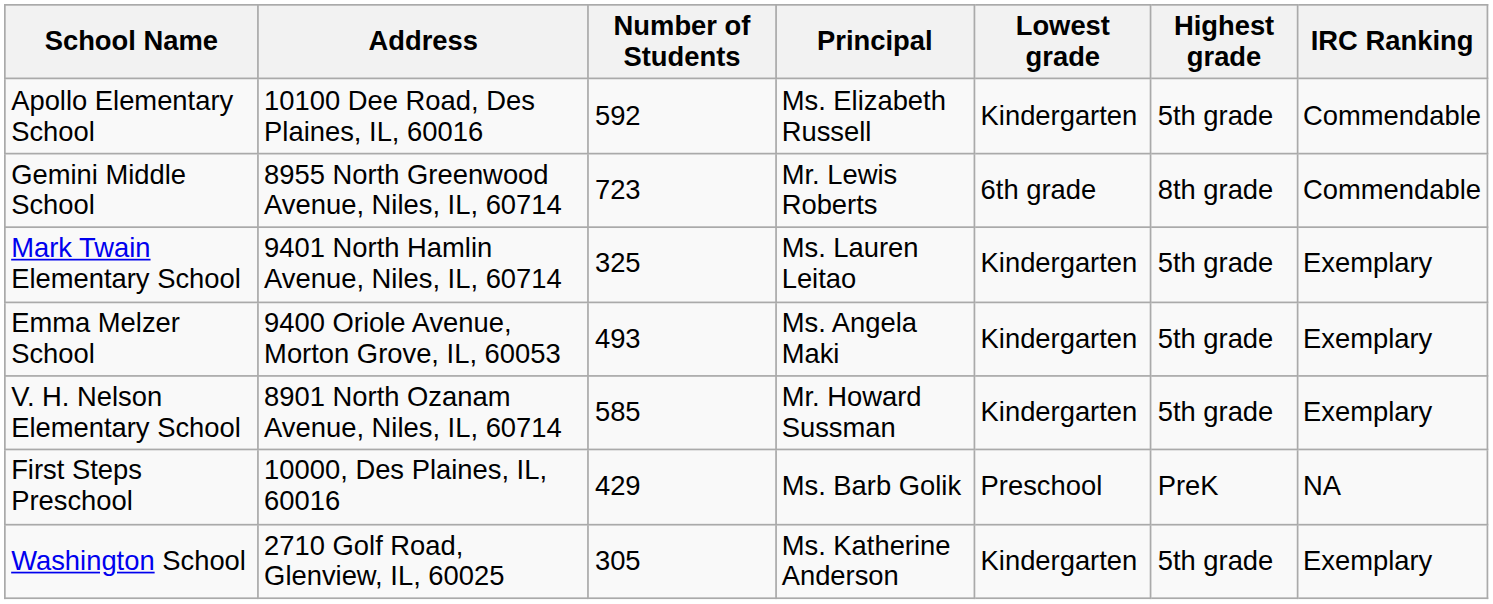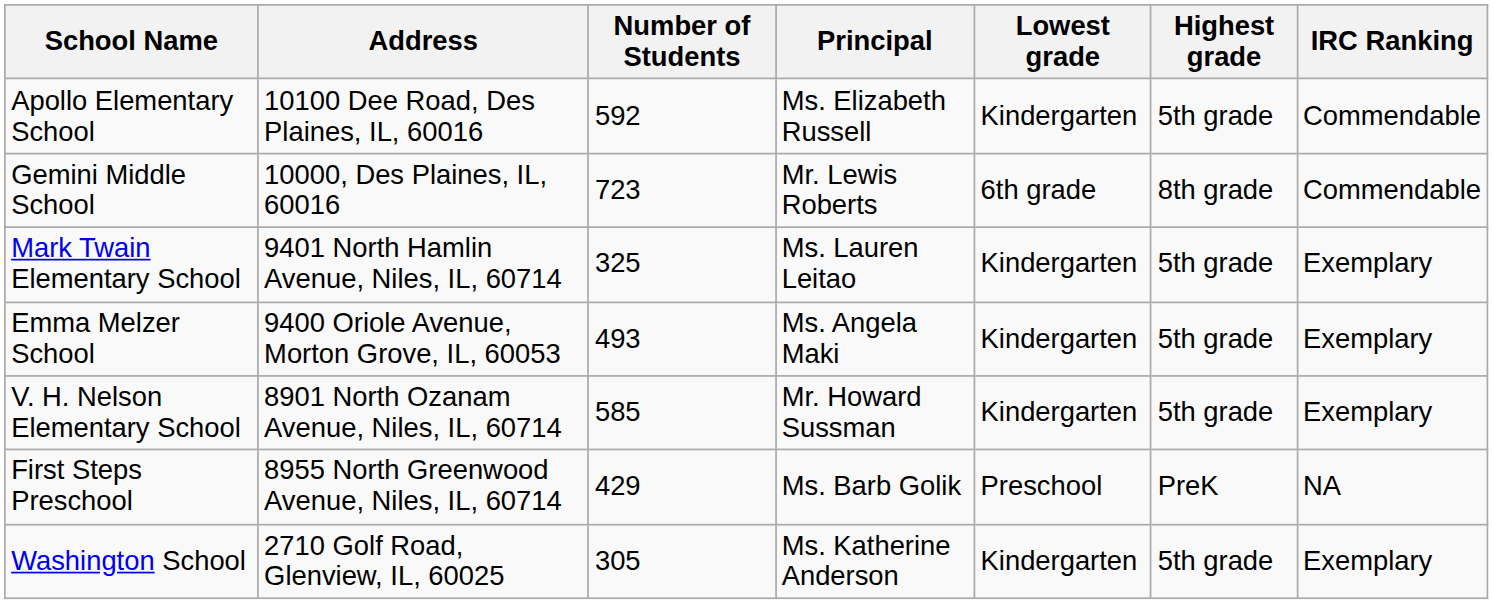(413, 189) 8955 North Greenwood Avenue, Niles, IL, 60714 -> (406, 189) 10000, Des Plaines, IL, 60016
(406, 486) 10000, Des Plaines, IL, 60016 -> (413, 486) 8955 North Greenwood Avenue, Niles, IL, 60714
